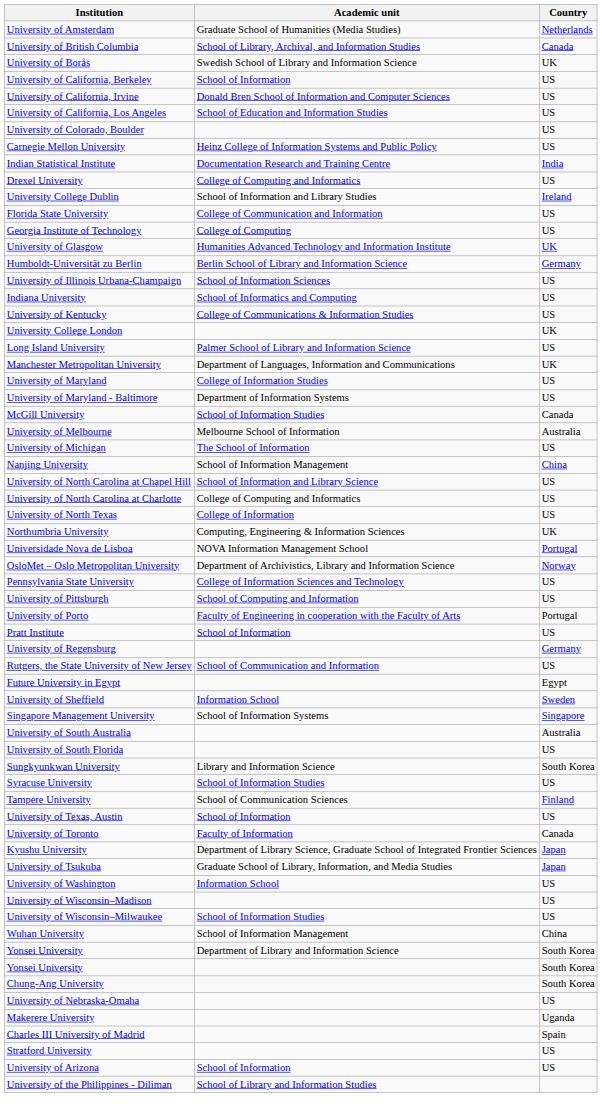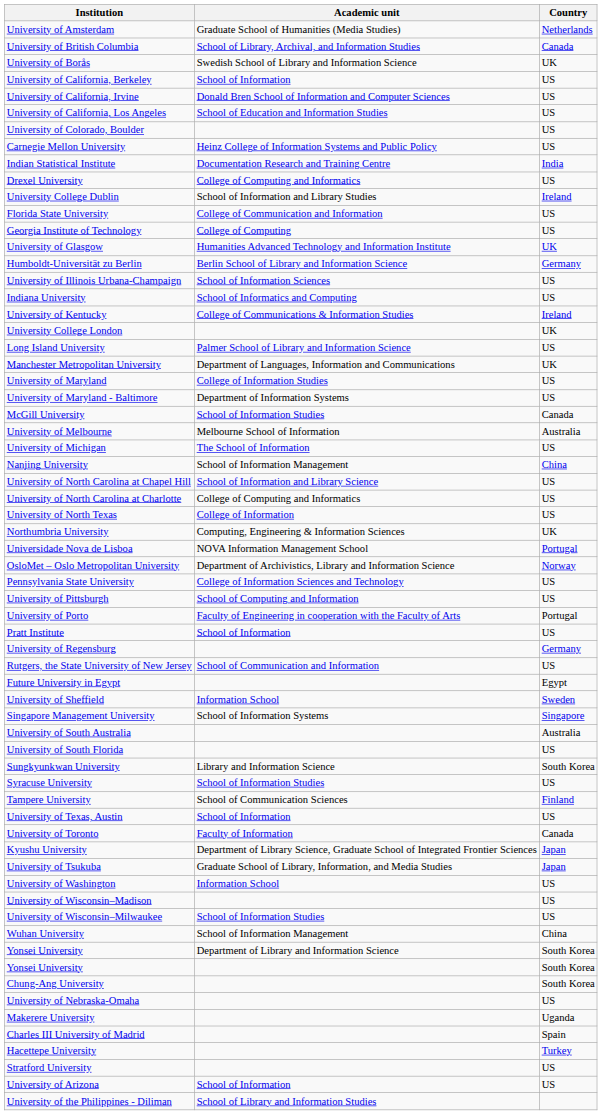(548, 314) US -> (557, 314) Ireland
+ row: (51, 1051)
